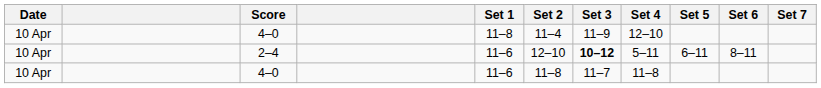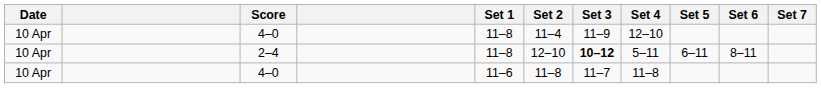(499, 54) 11–6 -> (499, 54) 11–8
